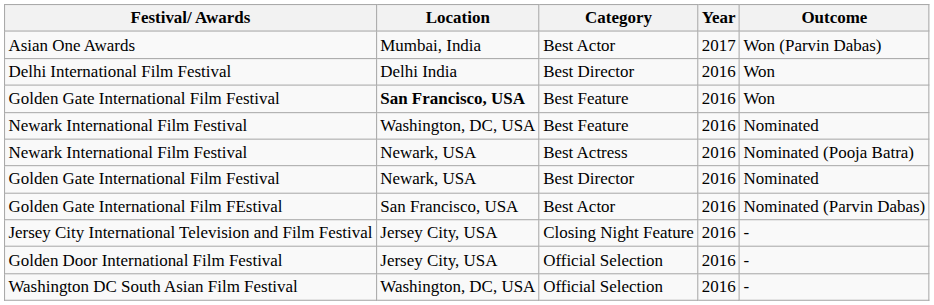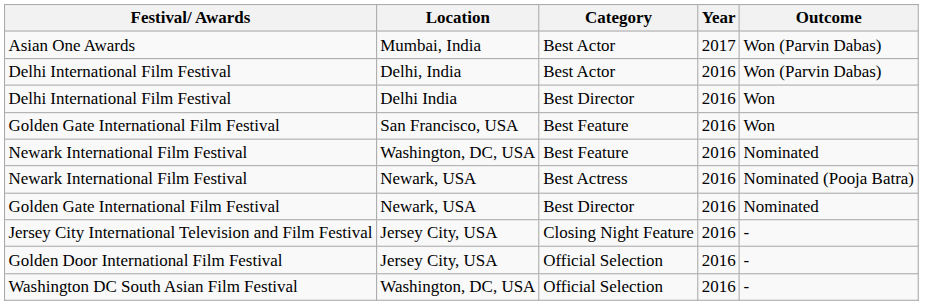+ row: (120, 71)
(453, 98) bold -> (449, 125) normal
- row: (146, 206)
